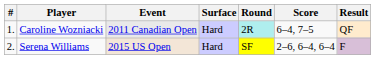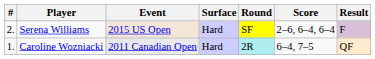rows swapped: (61, 29) <-> (54, 46)
